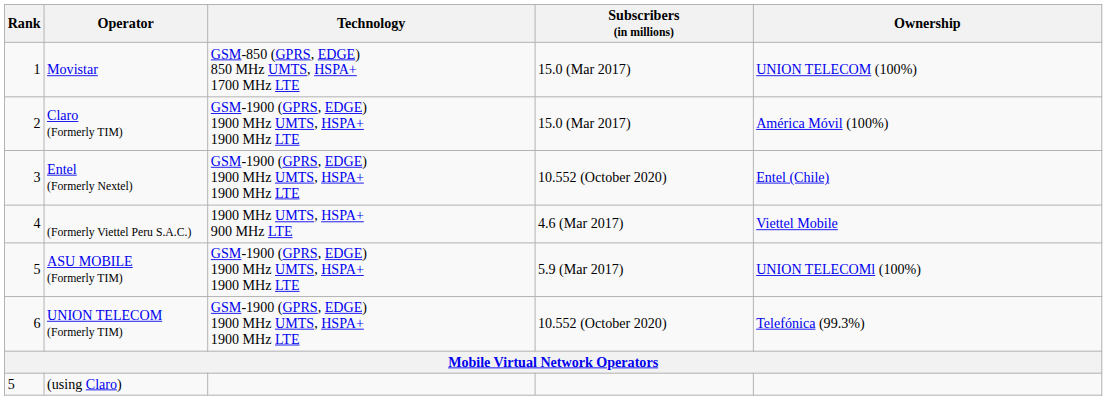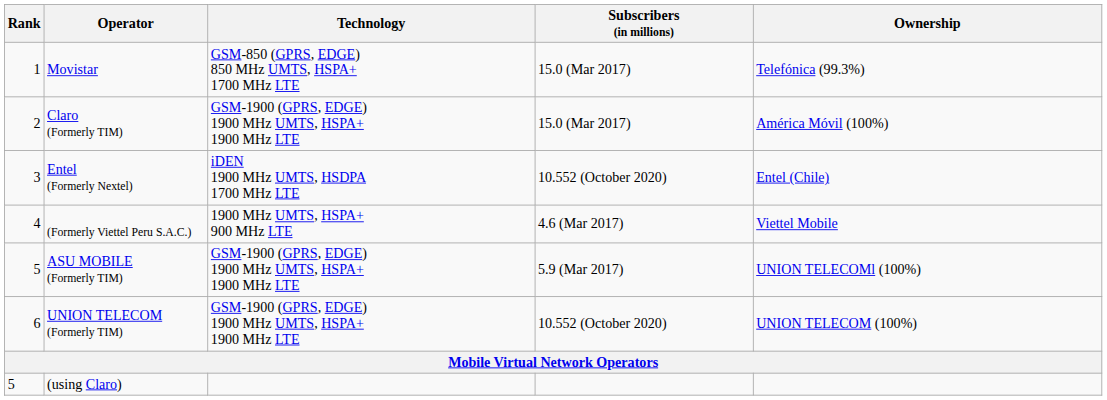(837, 69) UNION TELECOM (100%) -> (810, 69) Telefónica (99.3%)
(289, 177) GSM-1900 (GPRS, EDGE) 1900 MHz UMTS, HSPA+ 1900 MHz LTE -> (288, 177) iDEN 1900 MHz UMTS, HSDPA 1700 MHz LTE
(810, 323) Telefónica (99.3%) -> (837, 323) UNION TELECOM (100%)
